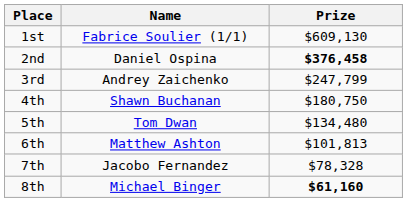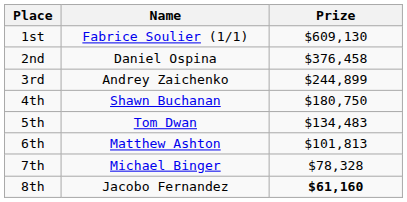(336, 58) bold -> (336, 58) normal
(336, 79) $247,799 -> (336, 79) $244,899
(336, 122) $134,480 -> (336, 122) $134,483
(165, 165) Jacobo Fernandez -> (165, 165) Michael Binger
(165, 186) Michael Binger -> (165, 186) Jacobo Fernandez
